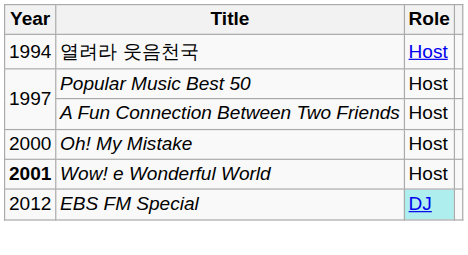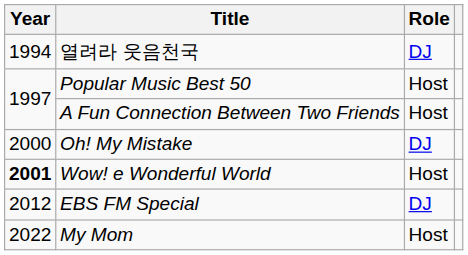(428, 51) Host -> (420, 51) DJ
(428, 143) Host -> (420, 143) DJ
(420, 204) paleturquoise background -> (420, 204) no background
+ row: (97, 234)
